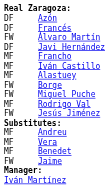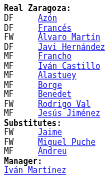(9, 85) FW -> (9, 85) MF
rows swapped: (55, 152) <-> (67, 94)
(9, 104) MF -> (9, 104) FW
(9, 113) FW -> (9, 113) MF
rows swapped: (52, 133) <-> (50, 161)
- row: (48, 142)
